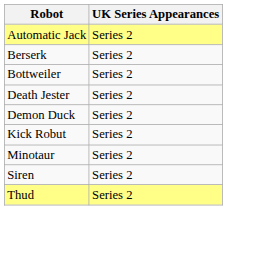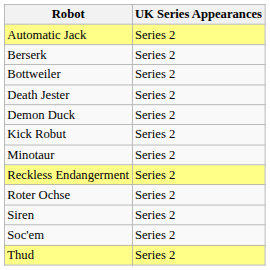+ row: (68, 174)
+ row: (39, 194)
+ row: (26, 235)
